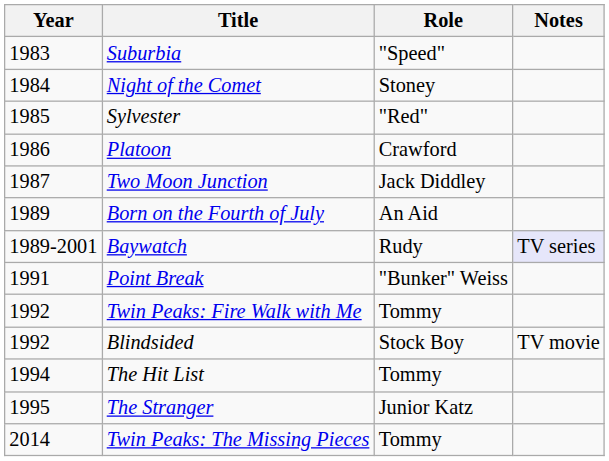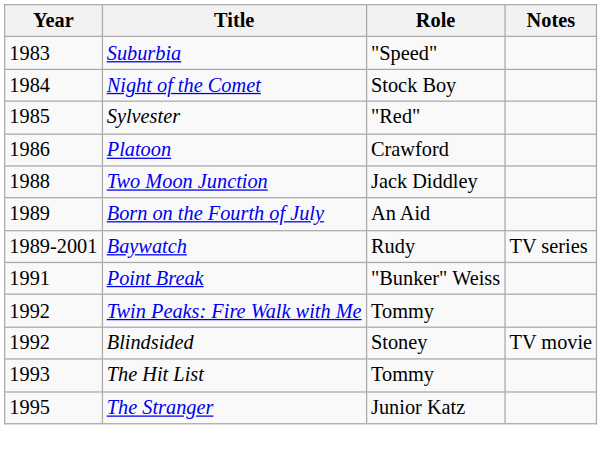(407, 85) Stoney -> (414, 85) Stock Boy
(30, 181) 1987 -> (30, 181) 1988
(556, 246) lavender background -> (549, 246) no background
(421, 342) Stock Boy -> (399, 342) Stoney
(30, 375) 1994 -> (30, 375) 1993
- row: (238, 439)
